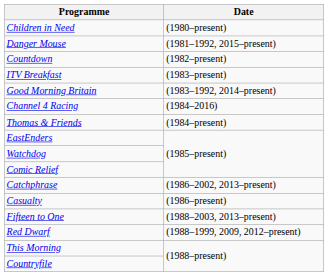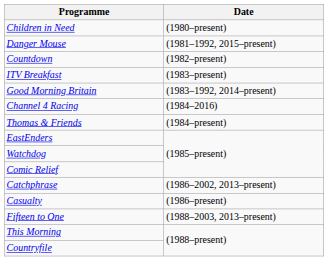- row: (28, 232)
